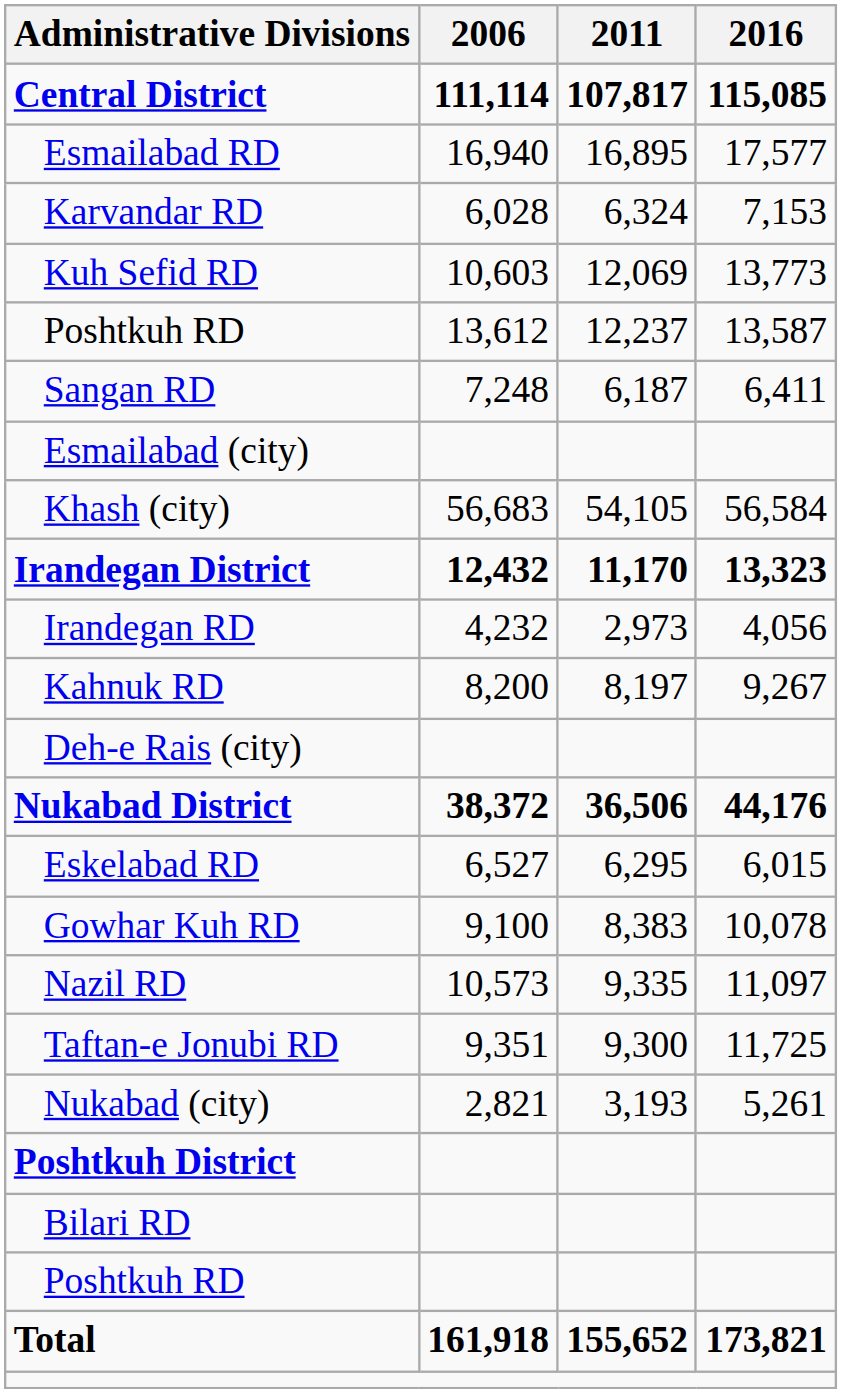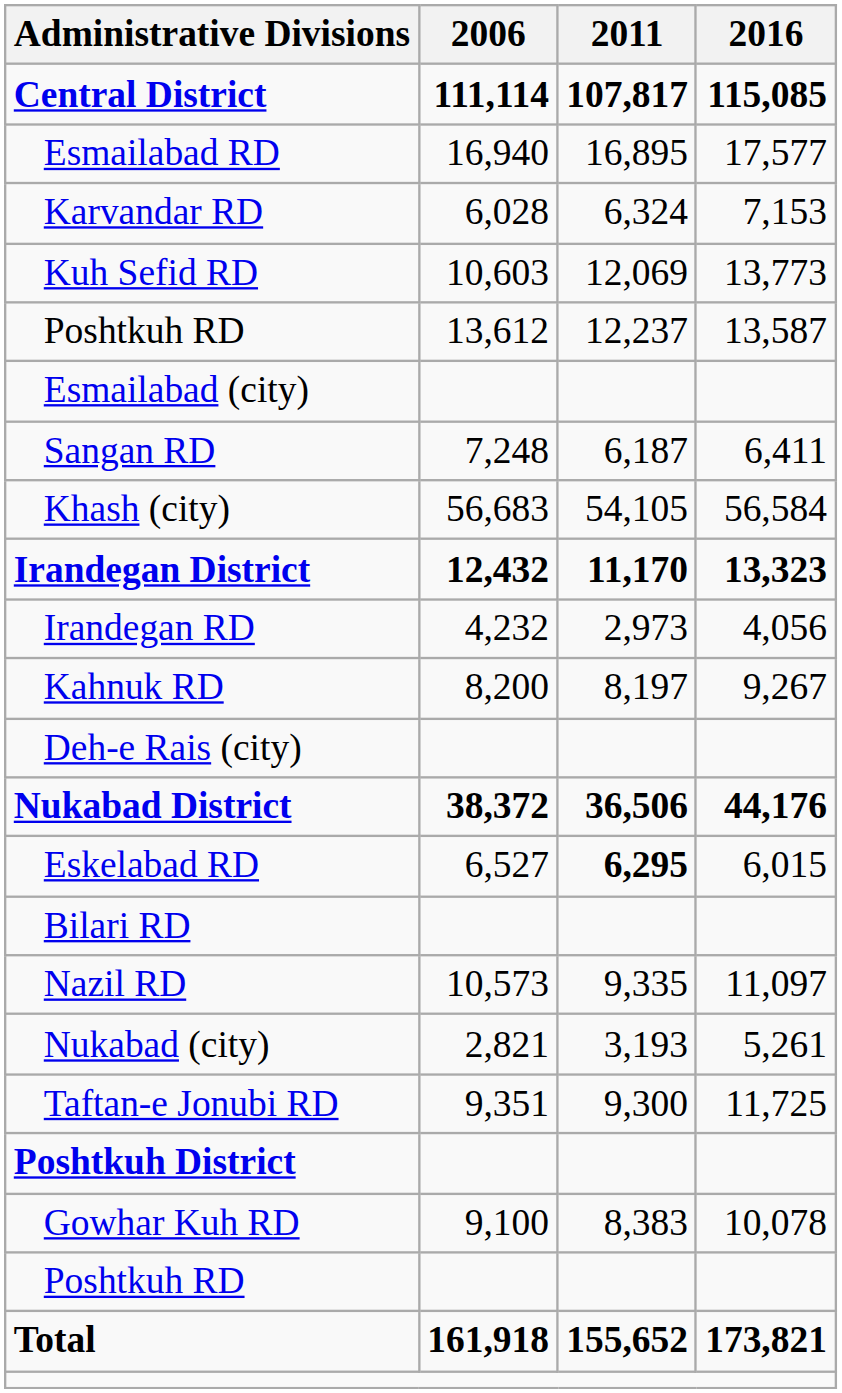rows swapped: (130, 390) <-> (176, 449)
(646, 865) normal -> (646, 865) bold
rows swapped: (172, 924) <-> (117, 1221)
rows swapped: (191, 1043) <-> (157, 1102)
